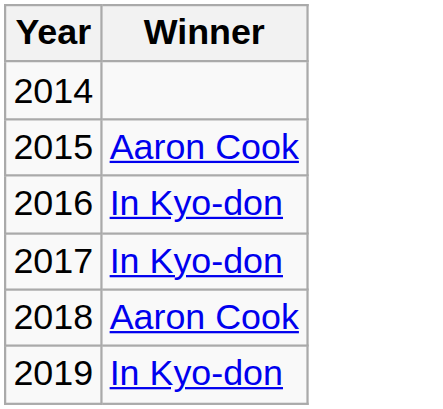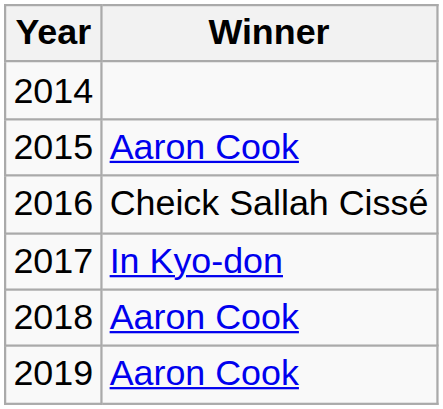(196, 203) In Kyo-don -> (269, 203) Cheick Sallah Cissé
(196, 373) In Kyo-don -> (204, 373) Aaron Cook
